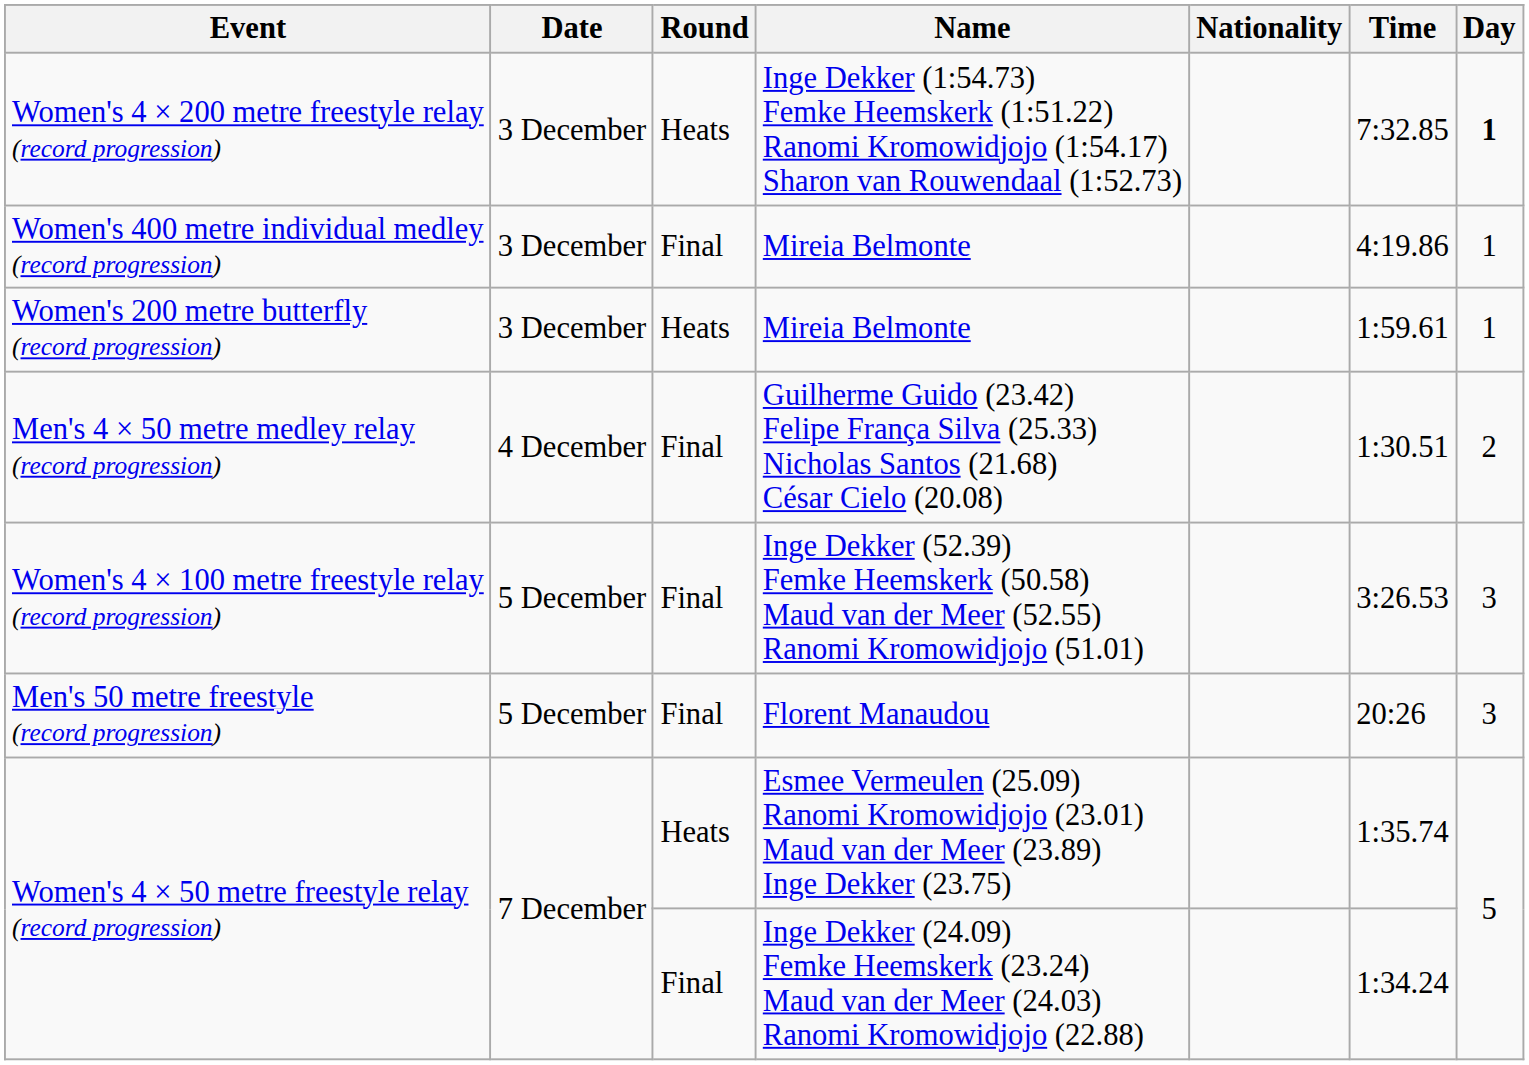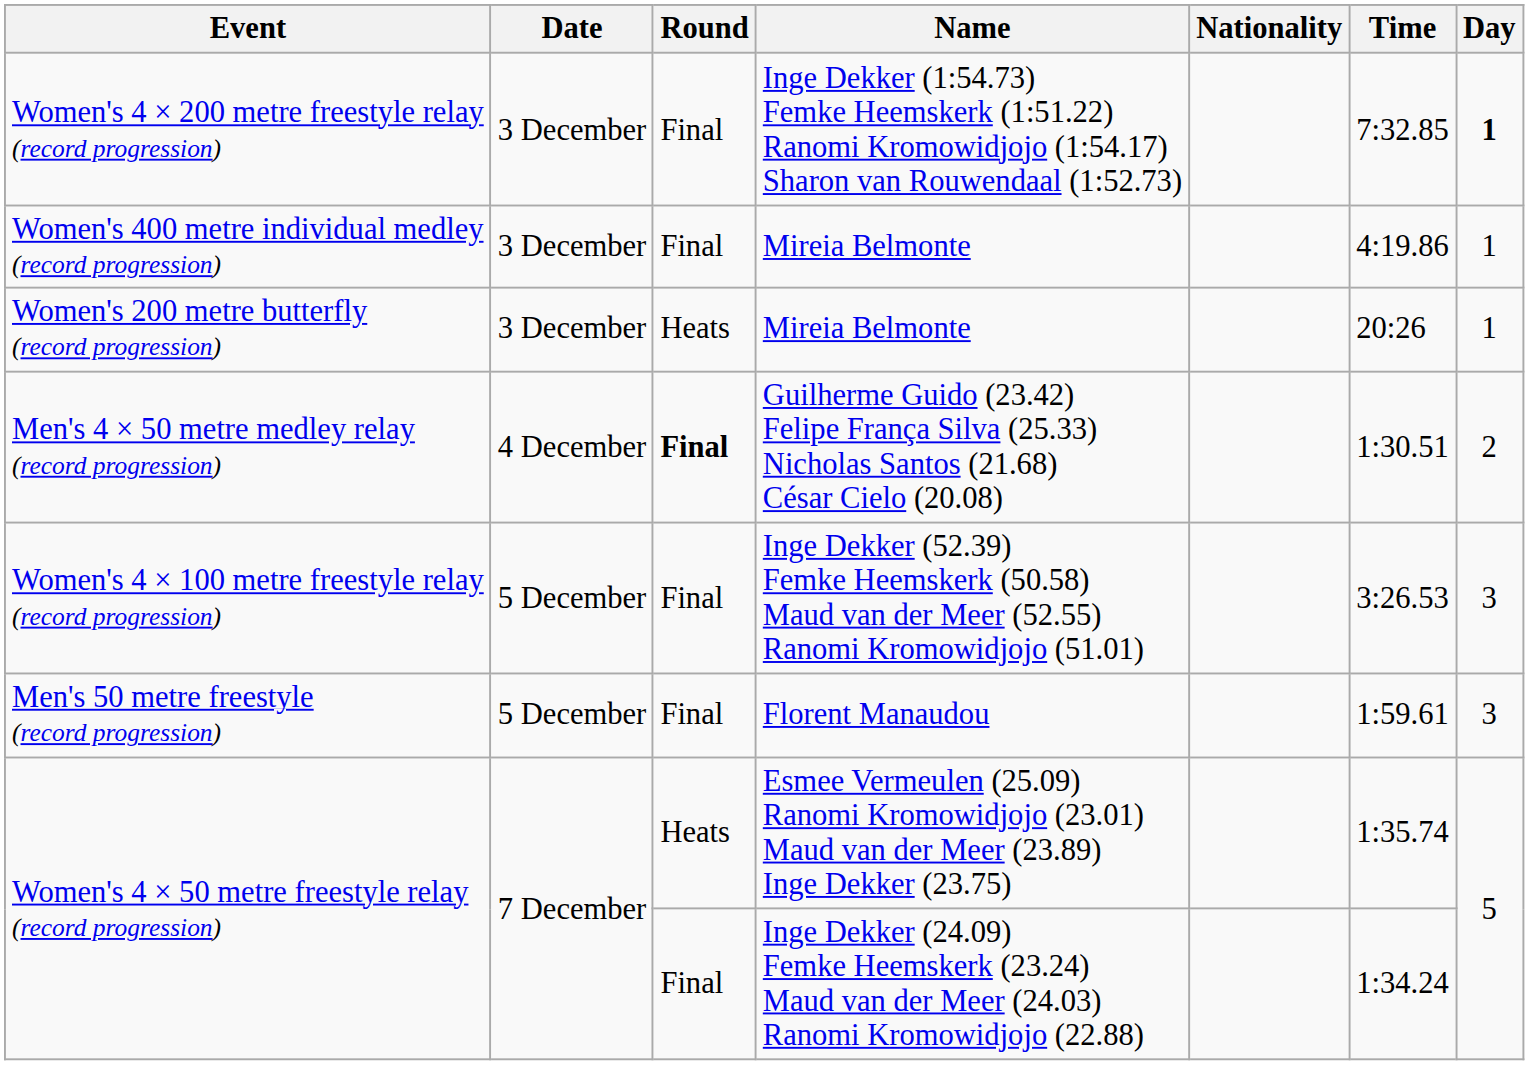(695, 128) Heats -> (692, 128) Final
(1403, 328) 1:59.61 -> (1391, 328) 20:26
(692, 446) normal -> (694, 446) bold
(1391, 714) 20:26 -> (1403, 714) 1:59.61
